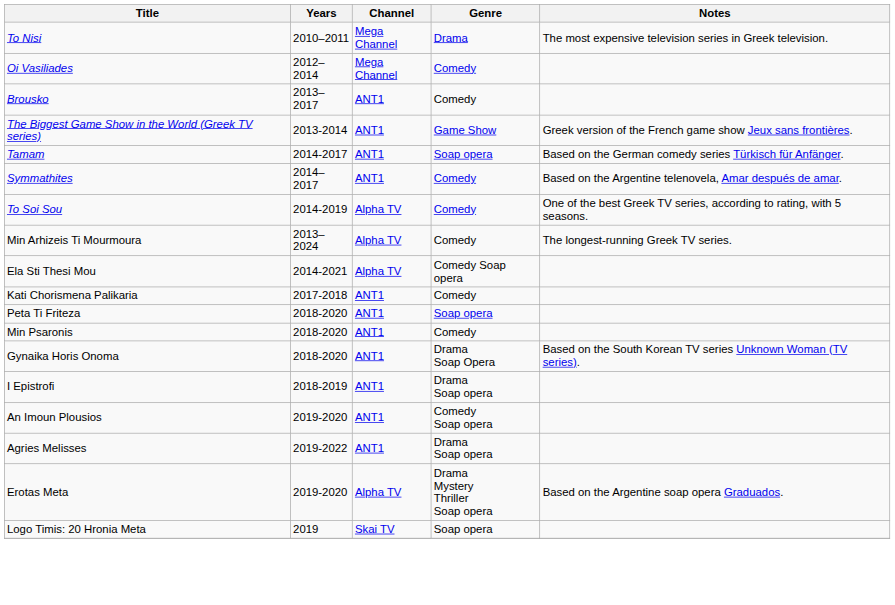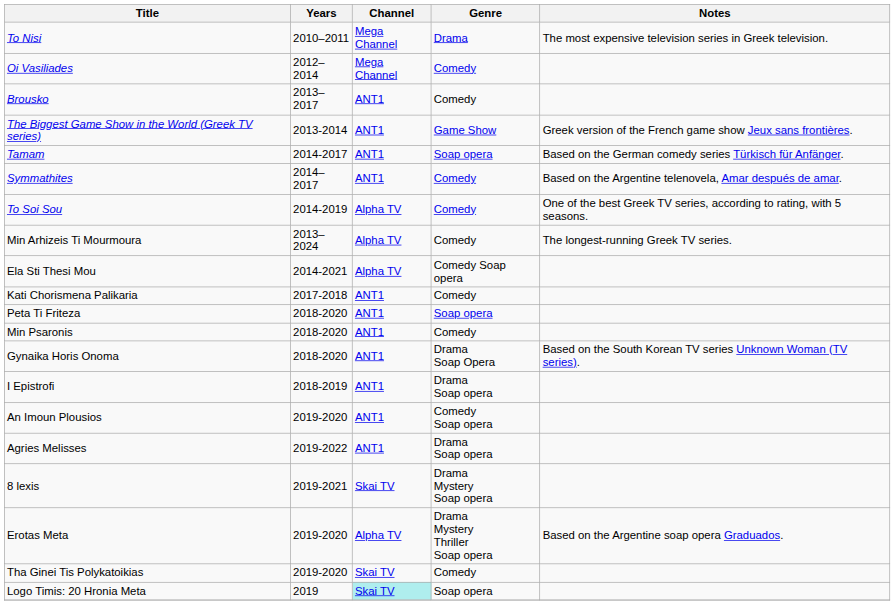+ row: (23, 485)
+ row: (75, 573)
(375, 529) no background -> (375, 591) paleturquoise background
